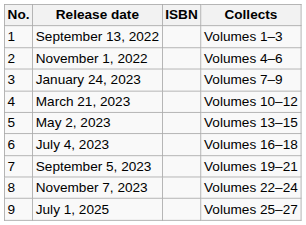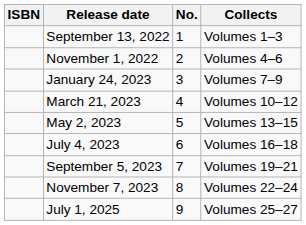columns swapped: (19, 15) <-> (182, 15)
